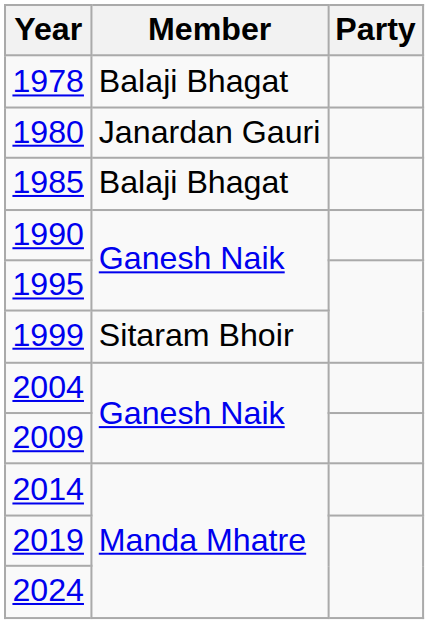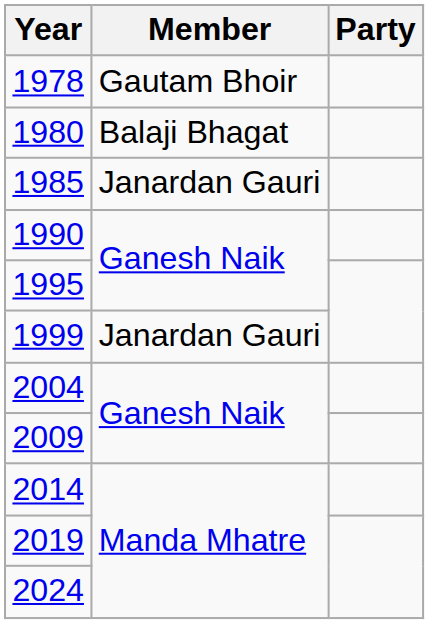(194, 81) Balaji Bhagat -> (198, 81) Gautam Bhoir
(210, 132) Janardan Gauri -> (194, 132) Balaji Bhagat
(194, 183) Balaji Bhagat -> (210, 183) Janardan Gauri
(196, 336) Sitaram Bhoir -> (210, 336) Janardan Gauri
